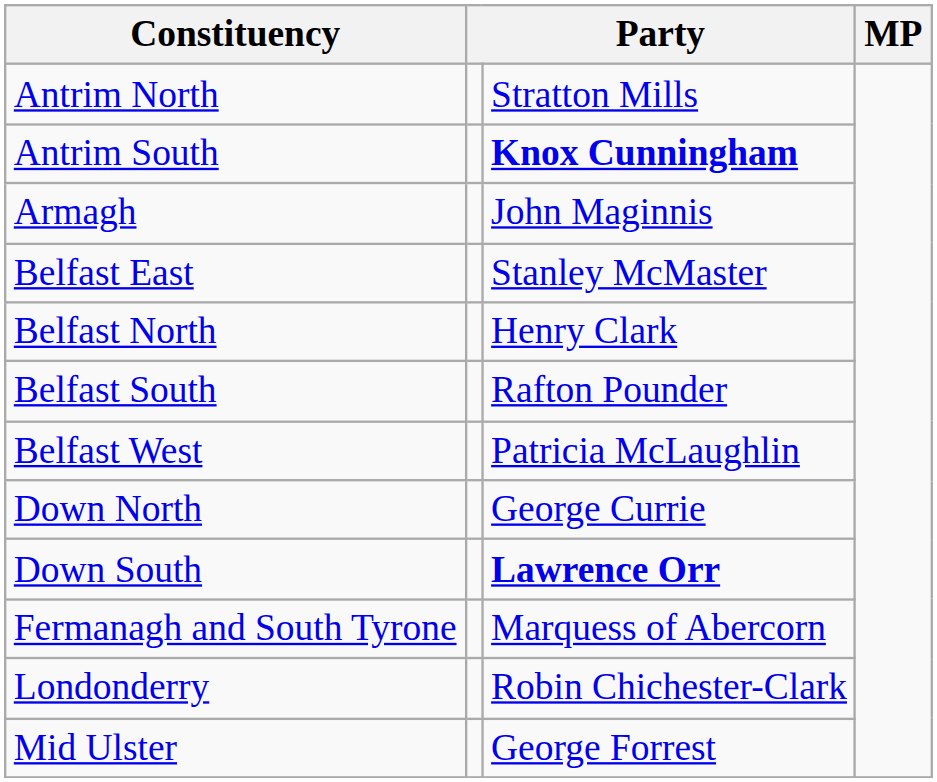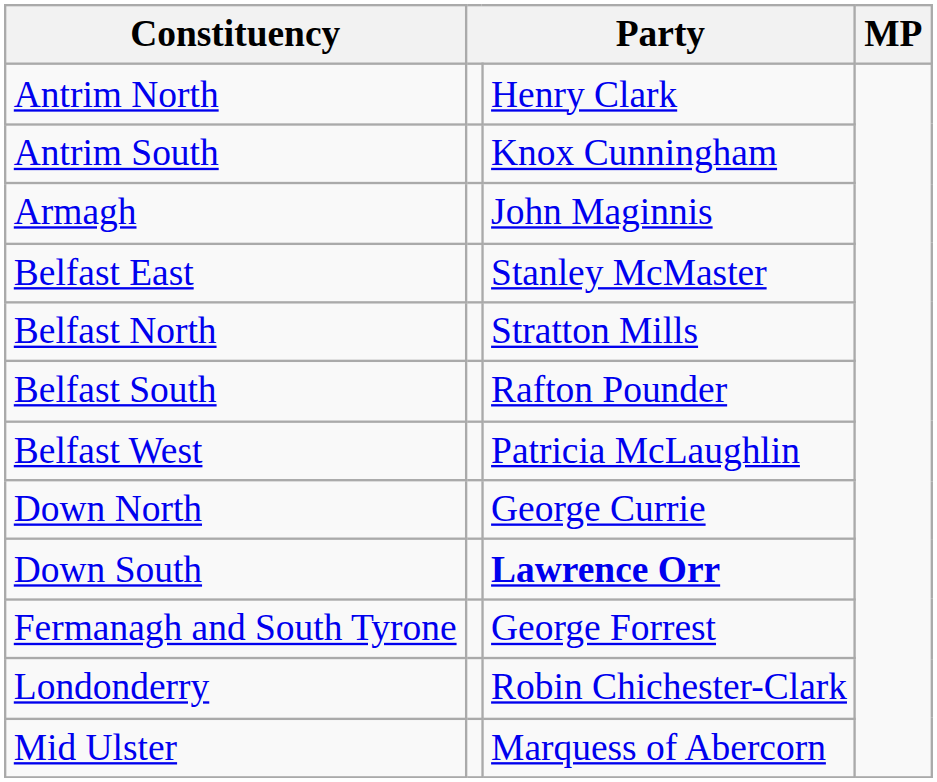(595, 93) Stratton Mills -> (584, 93) Henry Clark
(645, 152) bold -> (634, 152) normal
(584, 331) Henry Clark -> (595, 331) Stratton Mills
(658, 627) Marquess of Abercorn -> (604, 627) George Forrest
(604, 746) George Forrest -> (658, 746) Marquess of Abercorn
